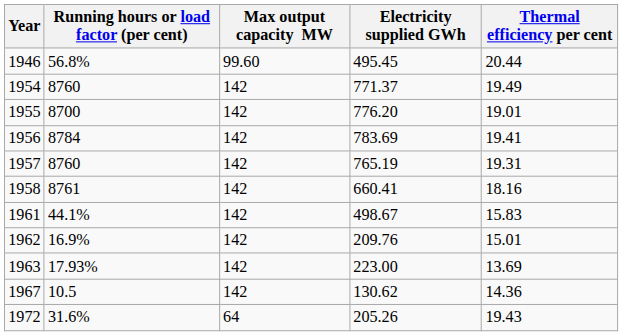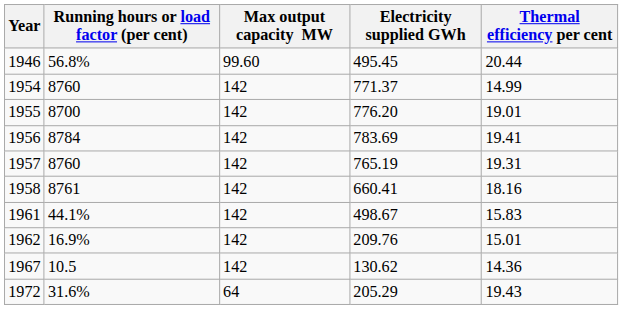(504, 86) 19.49 -> (504, 86) 14.99
- row: (24, 266)
(376, 317) 205.26 -> (376, 291) 205.29
